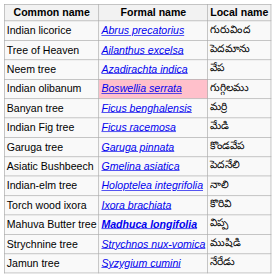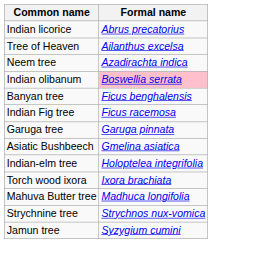- column: (239, 12)
(149, 224) bold -> (145, 197) normal
